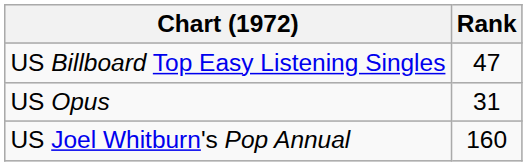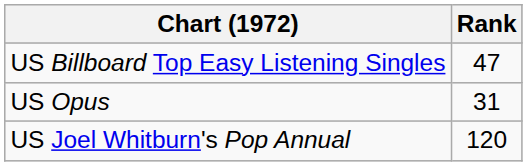(487, 140) 160 -> (487, 140) 120
